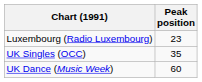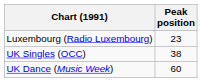(176, 54) 35 -> (176, 54) 38
